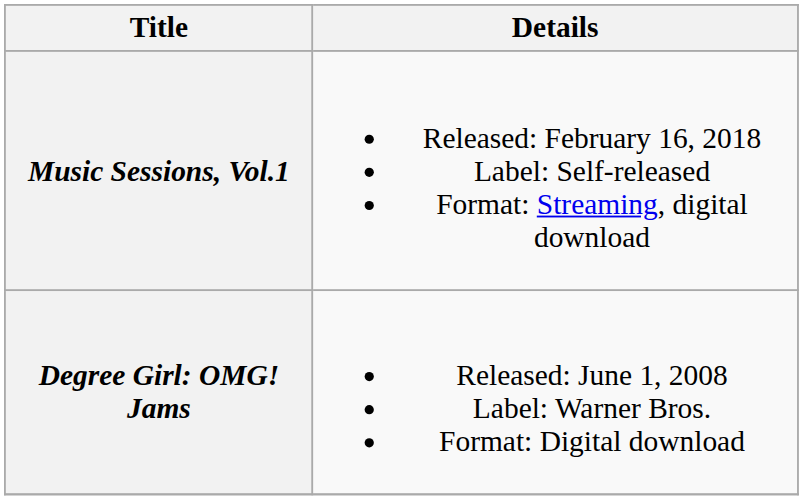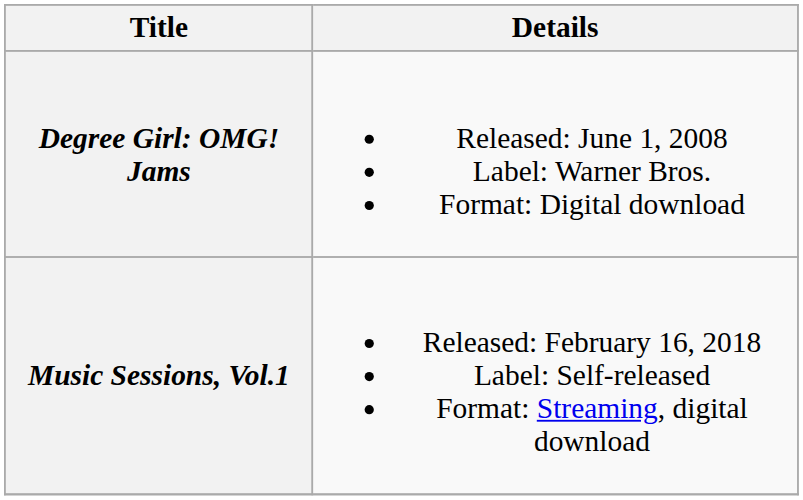rows swapped: (159, 391) <-> (159, 170)
